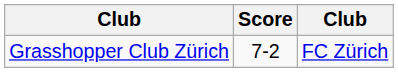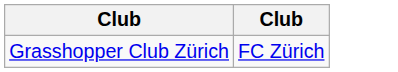- column: (265, 20)
